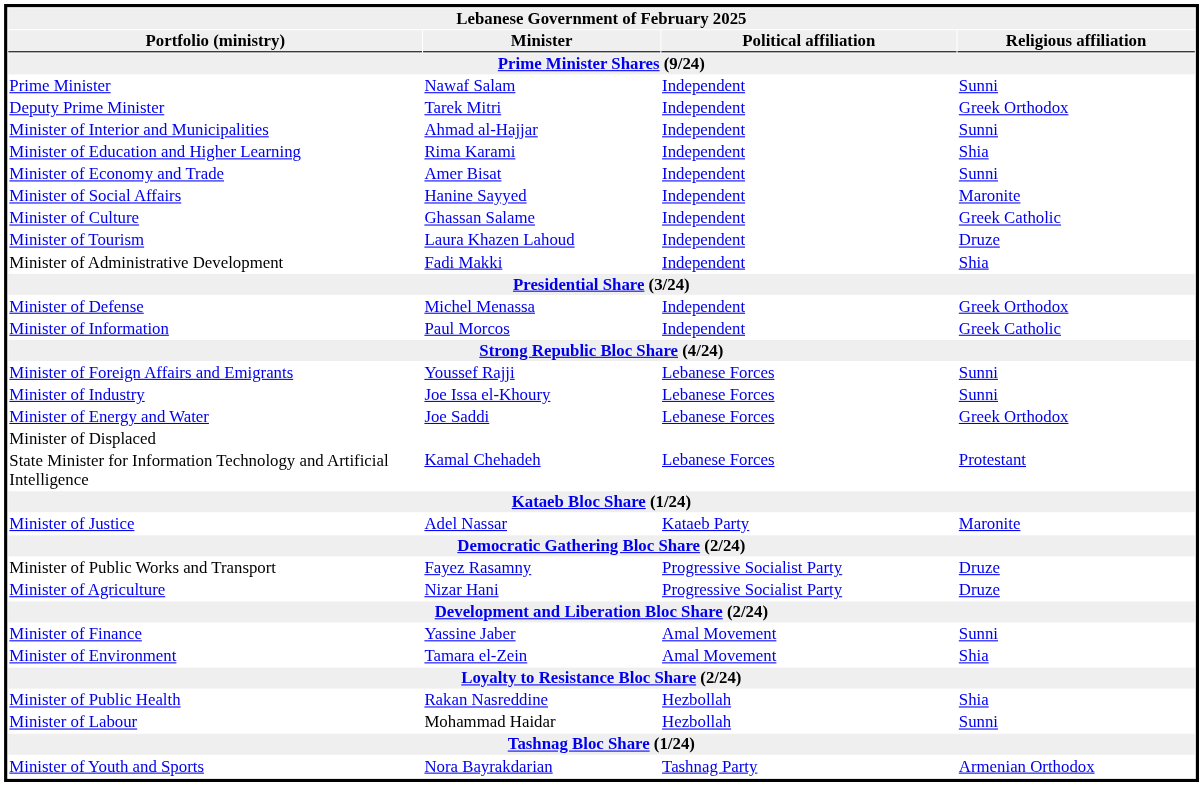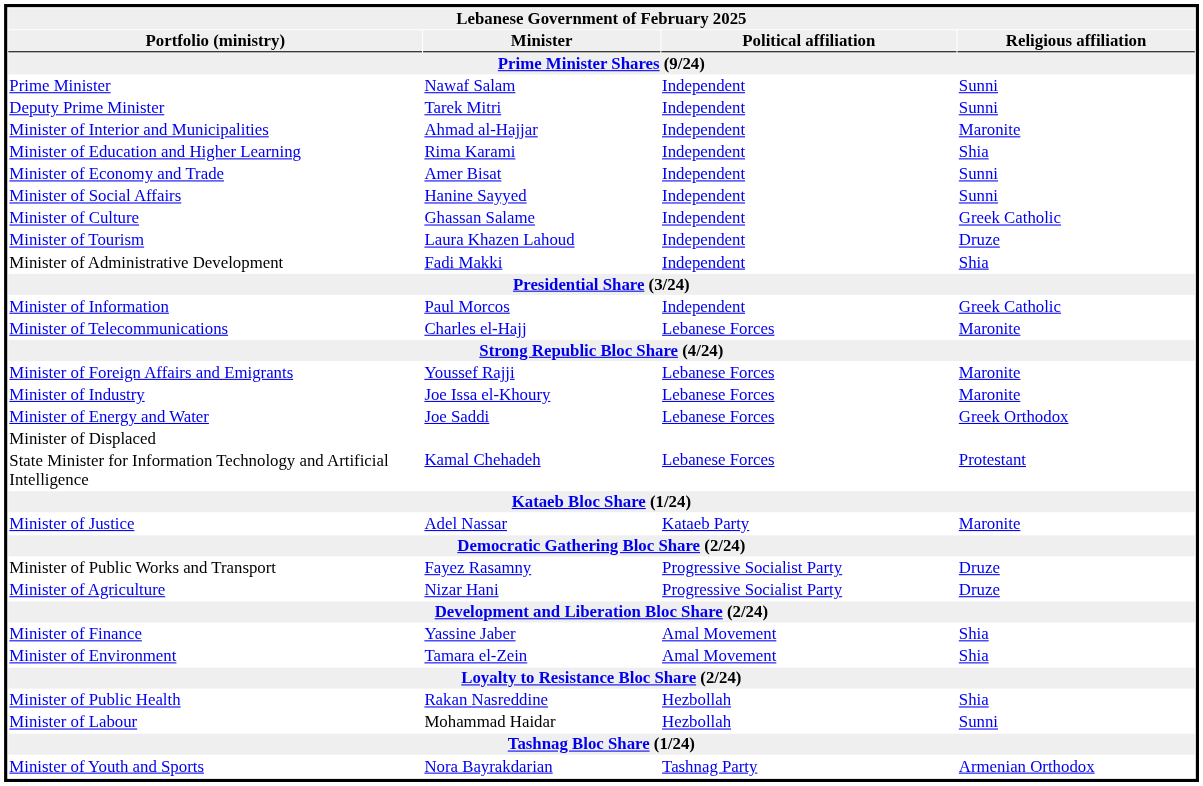(1014, 107) Greek Orthodox -> (978, 107) Sunni
(978, 129) Sunni -> (990, 129) Maronite
(990, 196) Maronite -> (978, 196) Sunni
- row: (77, 306)
+ row: (119, 328)
(978, 372) Sunni -> (990, 372) Maronite
(978, 394) Sunni -> (990, 394) Maronite
(978, 633) Sunni -> (974, 633) Shia
